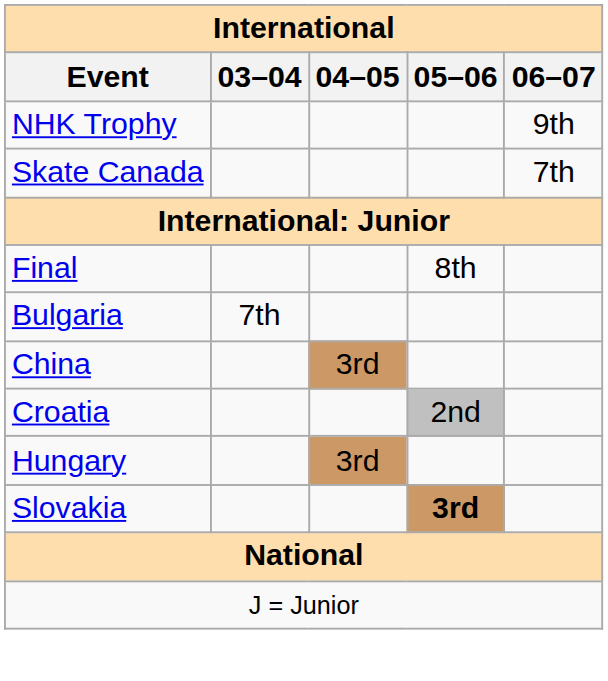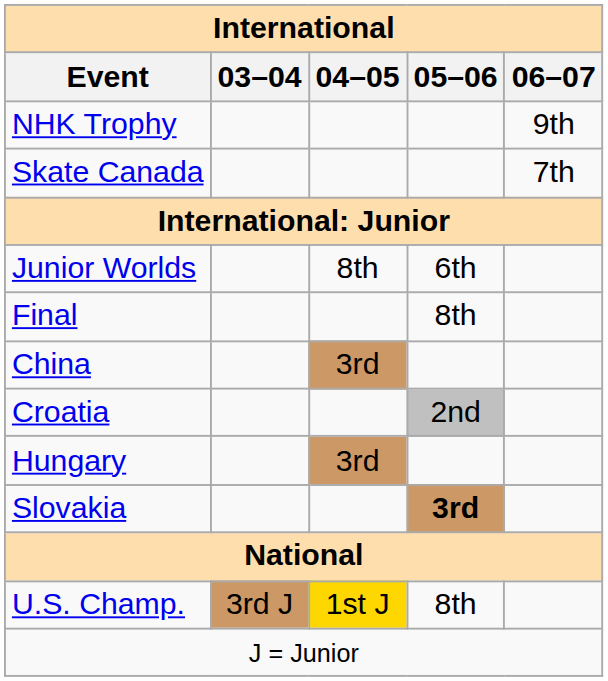+ row: (104, 268)
- row: (67, 316)
+ row: (98, 603)
